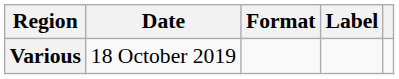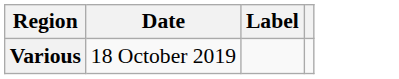- column: (281, 21)
